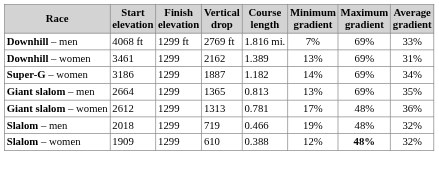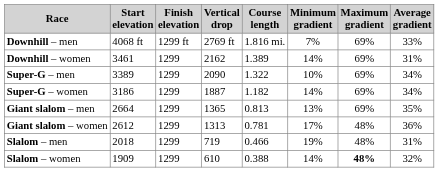(313, 58) 13% -> (313, 58) 14%
+ row: (41, 75)
(412, 125) 32% -> (412, 142) 31%
(313, 142) 12% -> (313, 158) 14%
